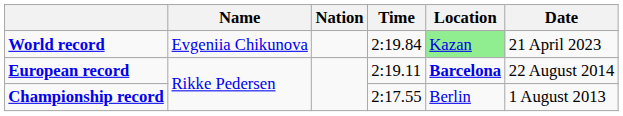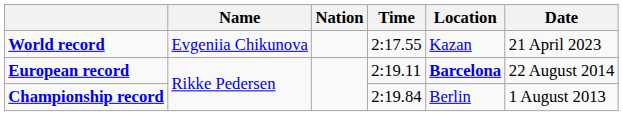(396, 44) 2:19.84 -> (396, 44) 2:17.55
(451, 44) lightgreen background -> (451, 44) no background
(396, 96) 2:17.55 -> (396, 96) 2:19.84
